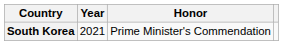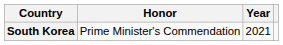columns swapped: (92, 13) <-> (191, 13)
